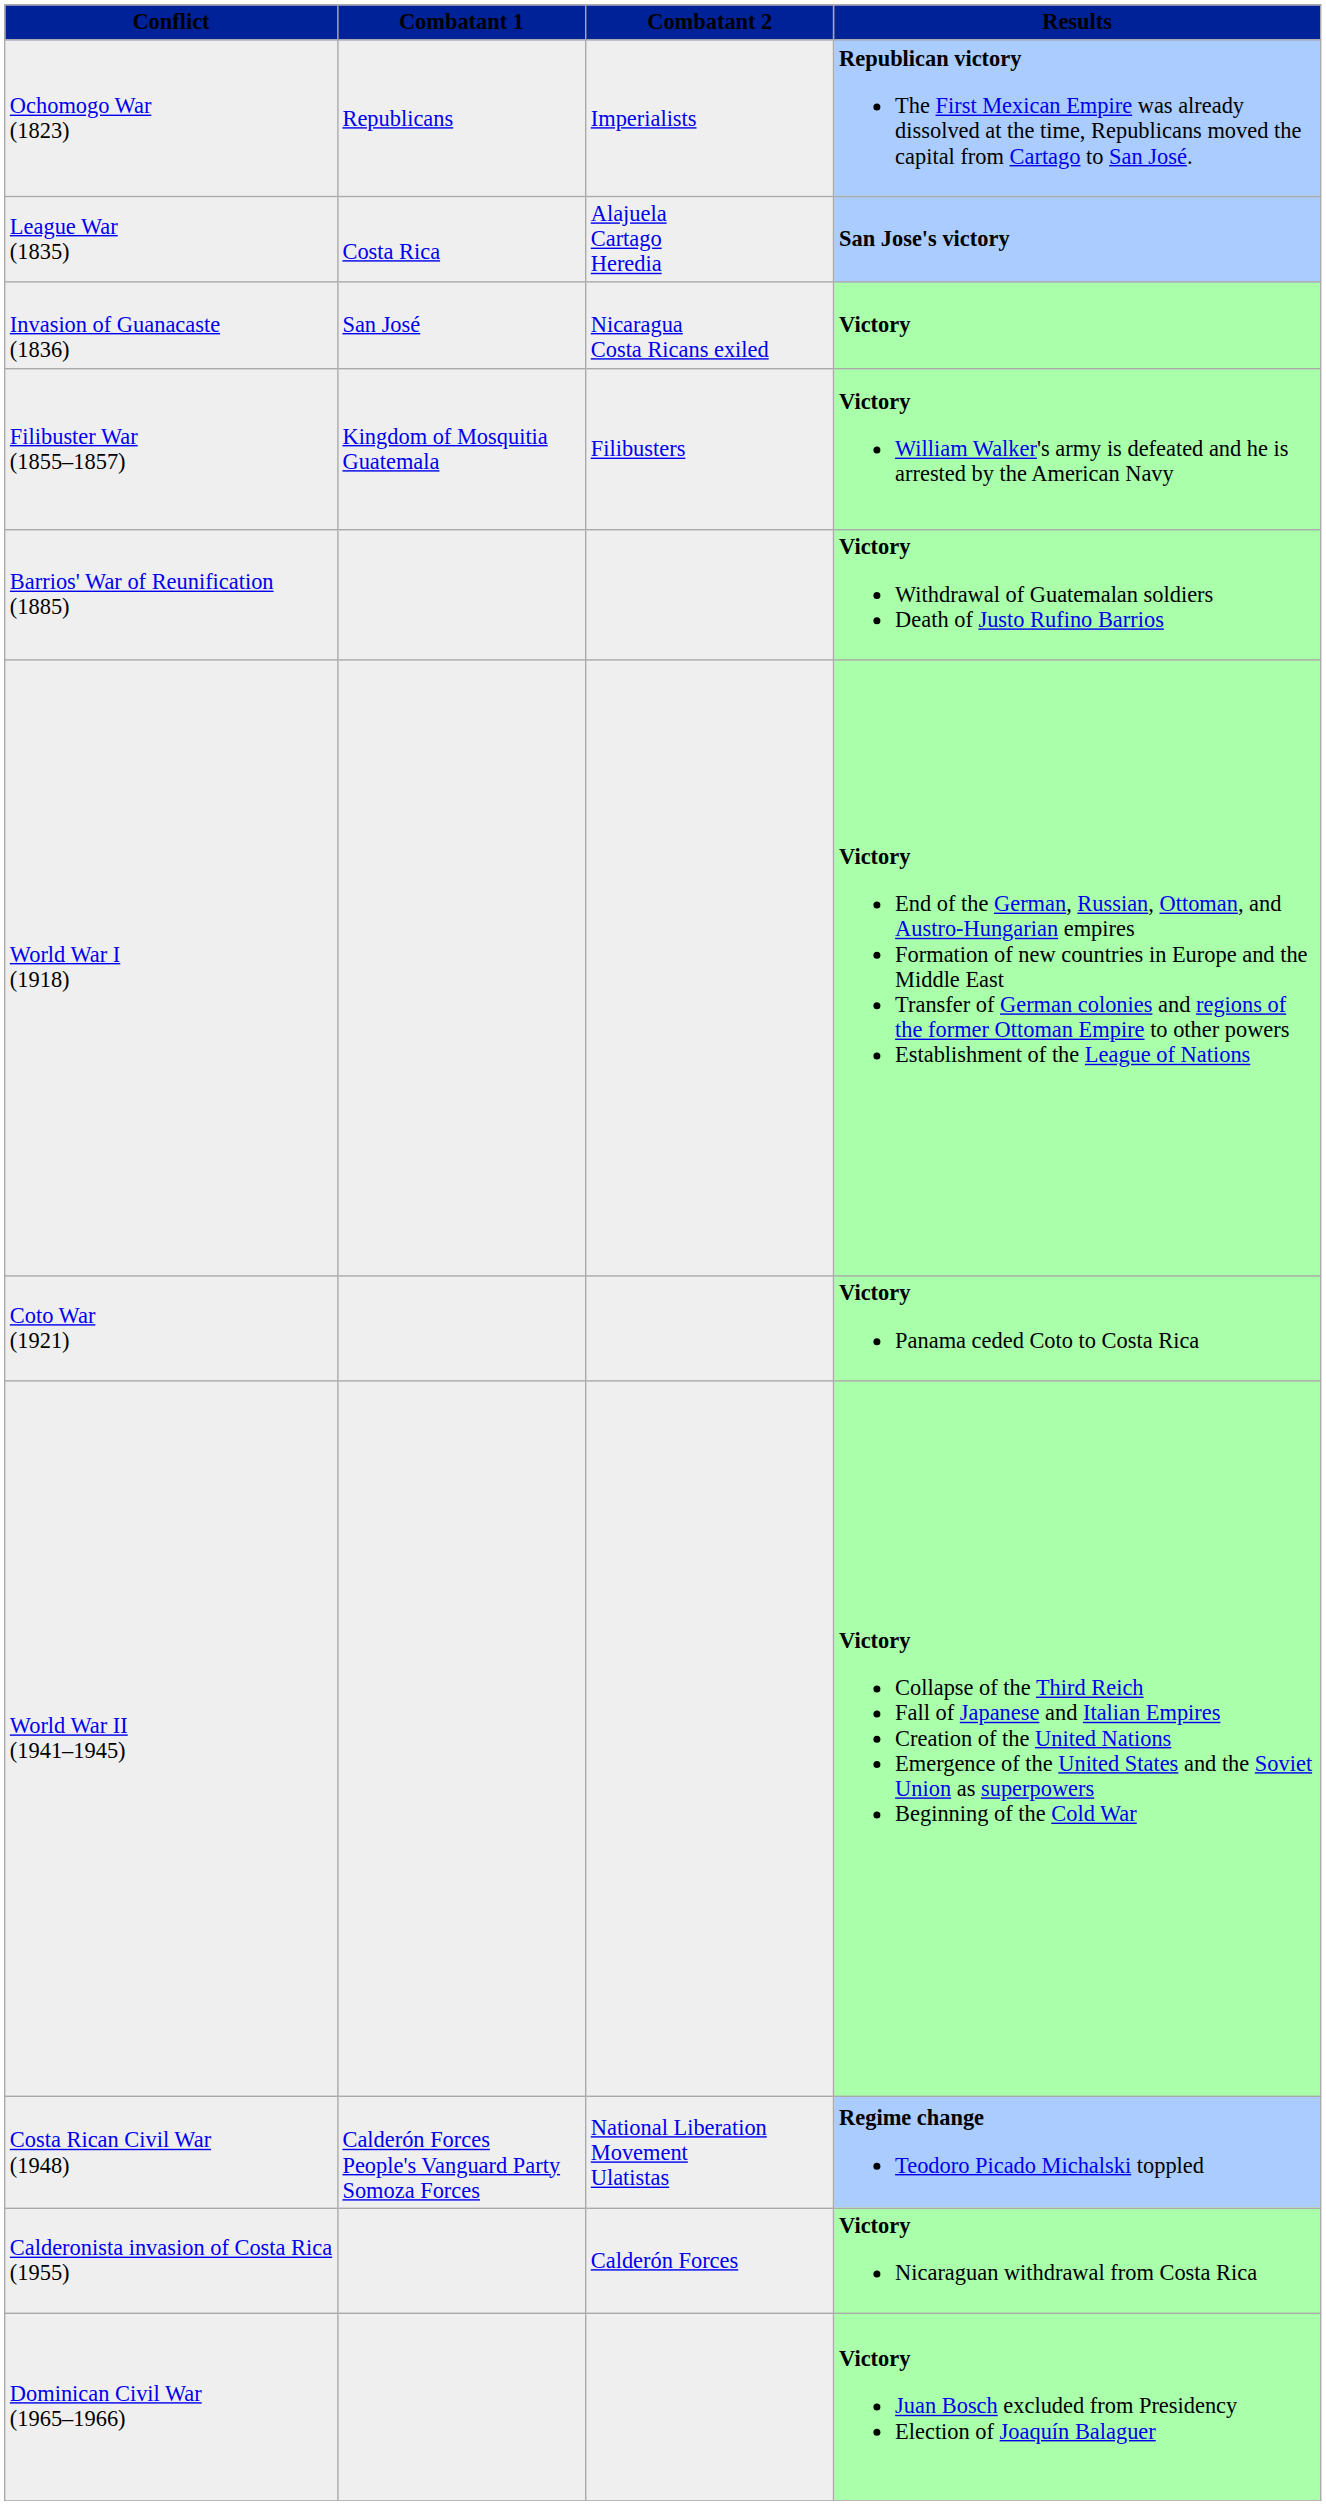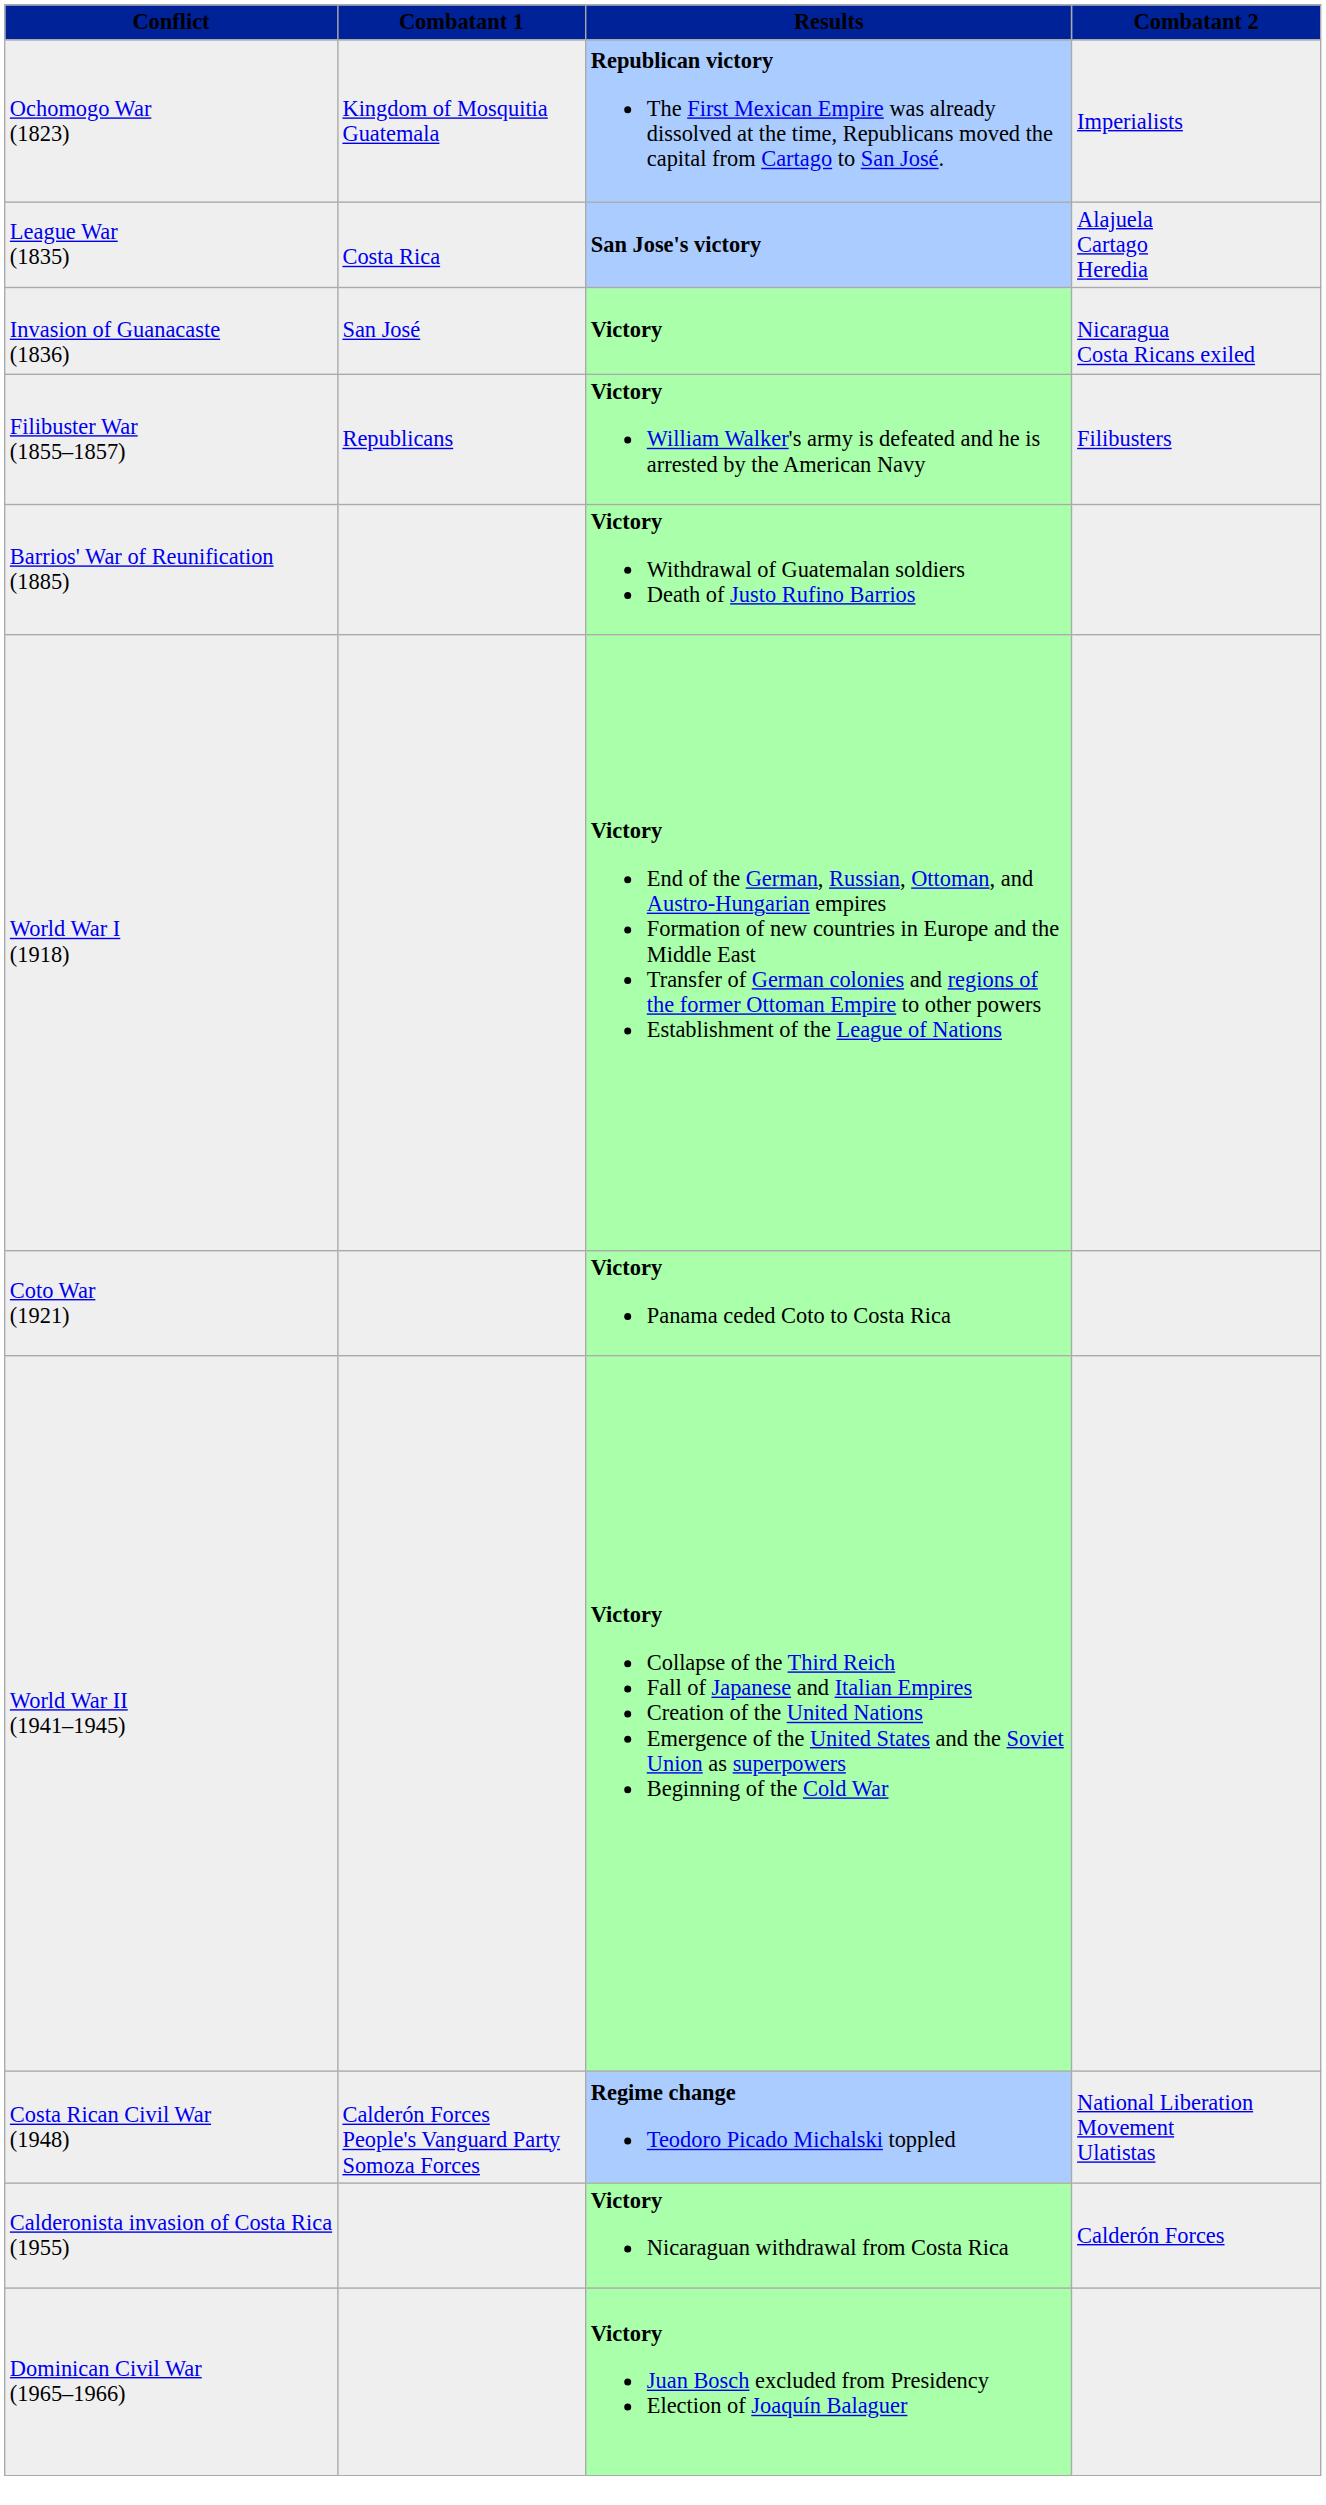columns swapped: (710, 22) <-> (1077, 22)
(398, 117) Republicans -> (445, 120) Kingdom of Mosquitia Guatemala
(445, 448) Kingdom of Mosquitia Guatemala -> (398, 438) Republicans
